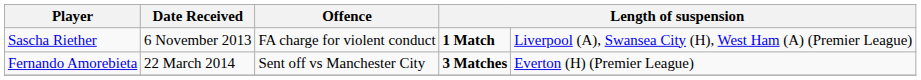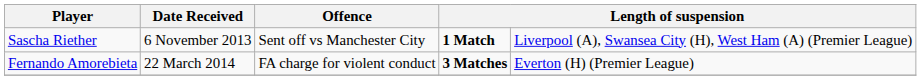(347, 39) FA charge for violent conduct -> (342, 39) Sent off vs Manchester City
(342, 63) Sent off vs Manchester City -> (347, 63) FA charge for violent conduct
